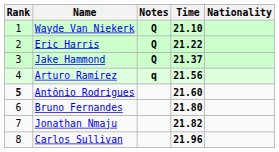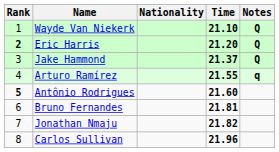columns swapped: (240, 12) <-> (154, 12)
(18, 44) normal -> (18, 44) bold
(188, 44) 21.22 -> (223, 44) 21.20
(188, 76) 21.56 -> (223, 76) 21.55
(188, 108) 21.80 -> (223, 108) 21.81
